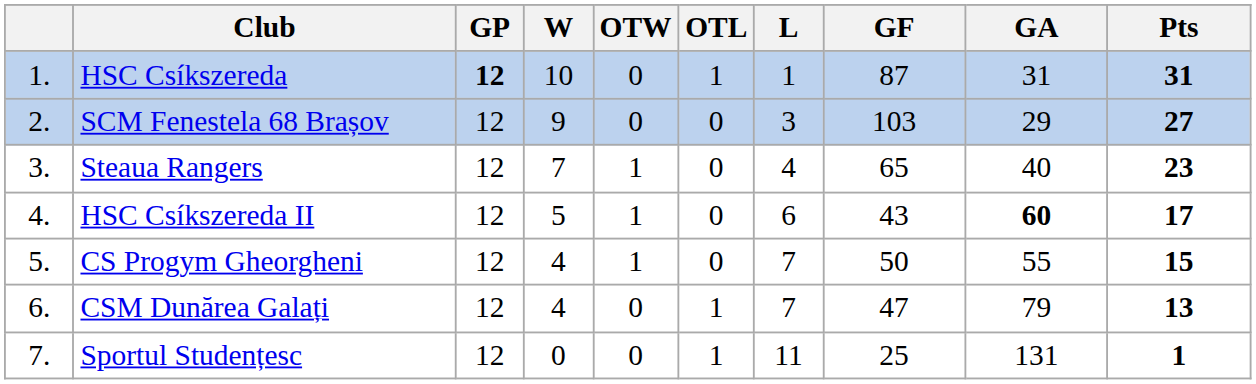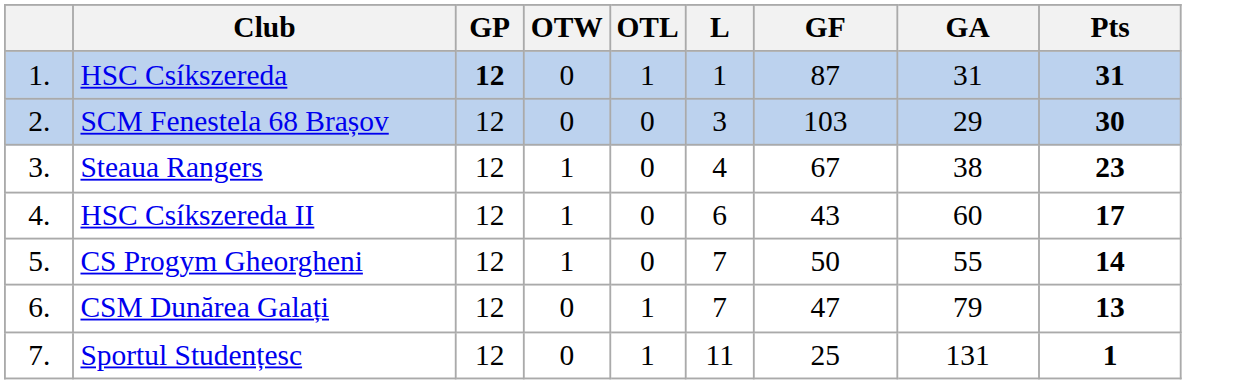- column: (558, 27)
(1179, 121) 27 -> (1110, 121) 30
(894, 167) 65 -> (825, 167) 67
(1036, 167) 40 -> (968, 167) 38
(1036, 214) bold -> (968, 214) normal
(1179, 261) 15 -> (1110, 261) 14
